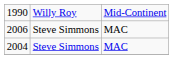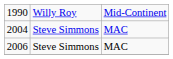rows swapped: (17, 46) <-> (17, 29)
